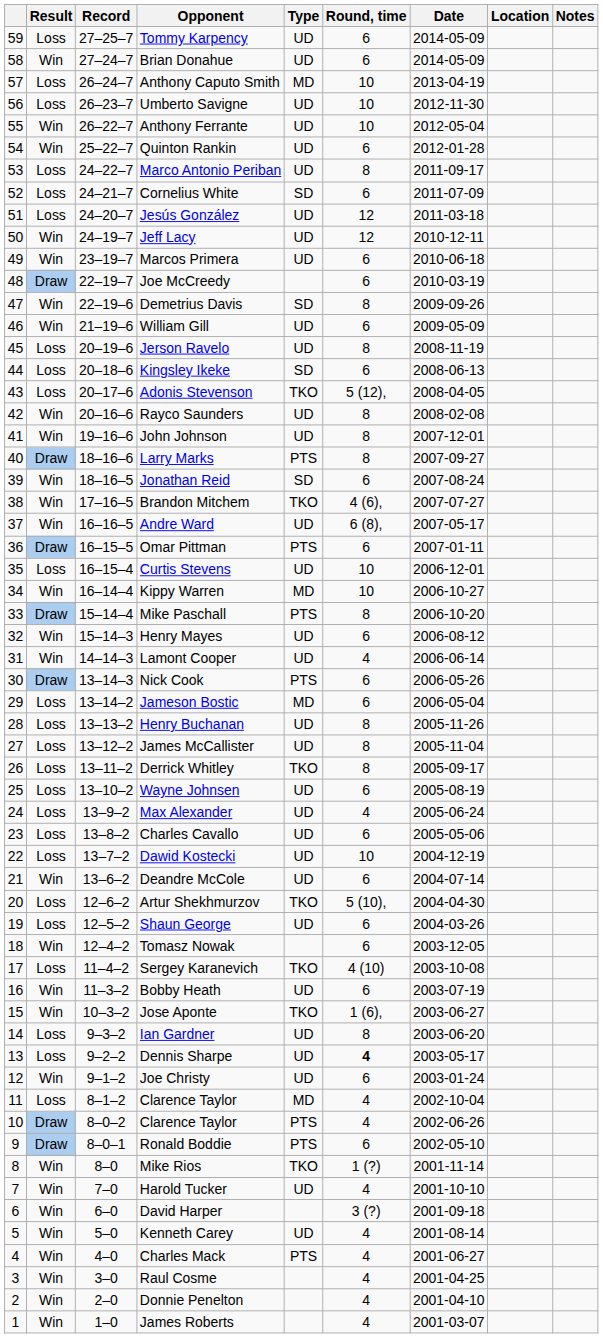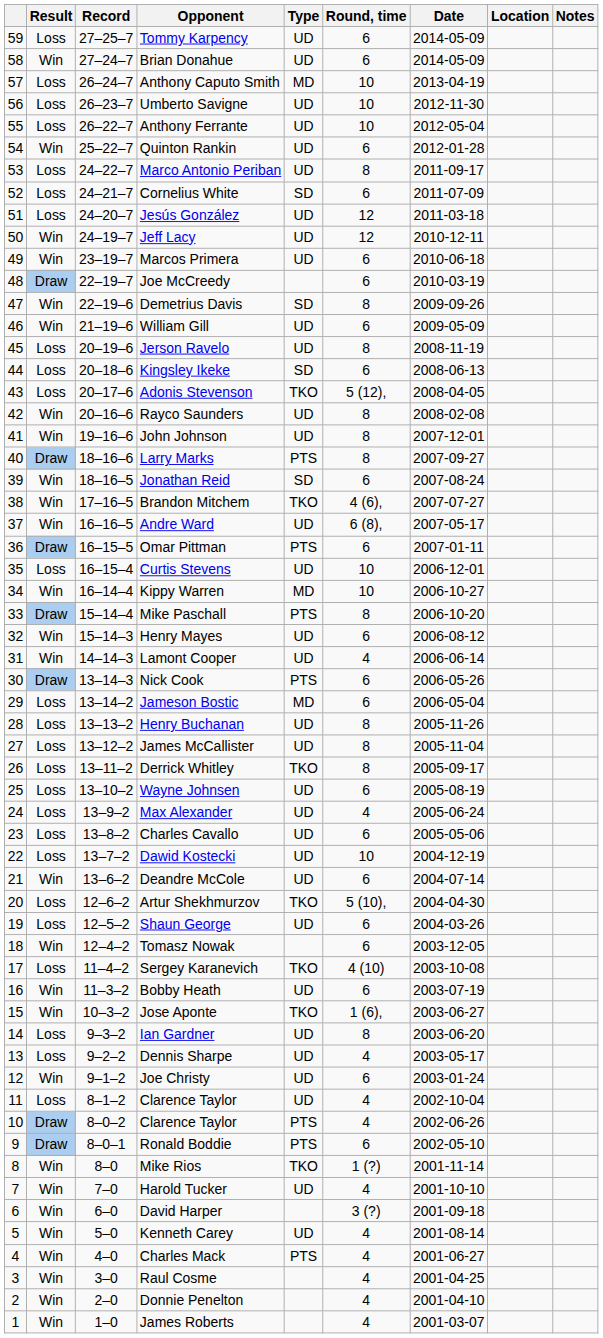(51, 126) Win -> (51, 126) Loss
(366, 1056) bold -> (366, 1056) normal
(304, 1100) MD -> (304, 1100) UD
